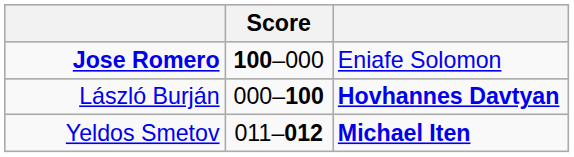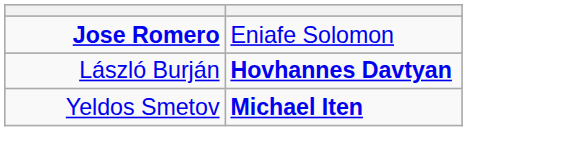- column: (279, 24)
